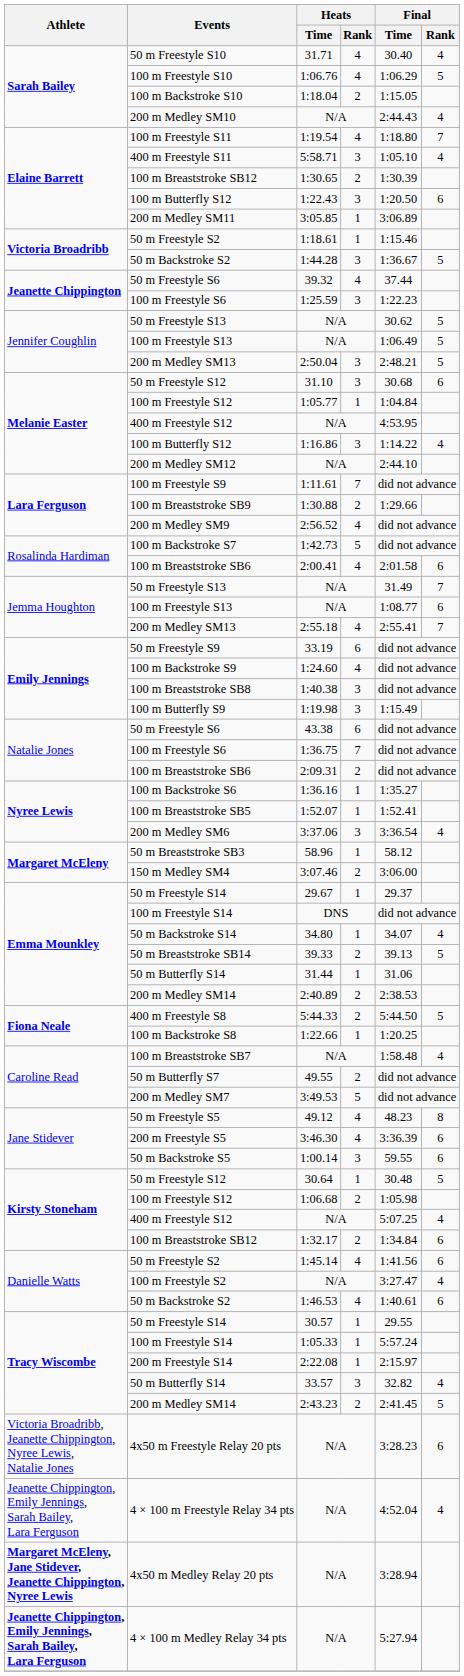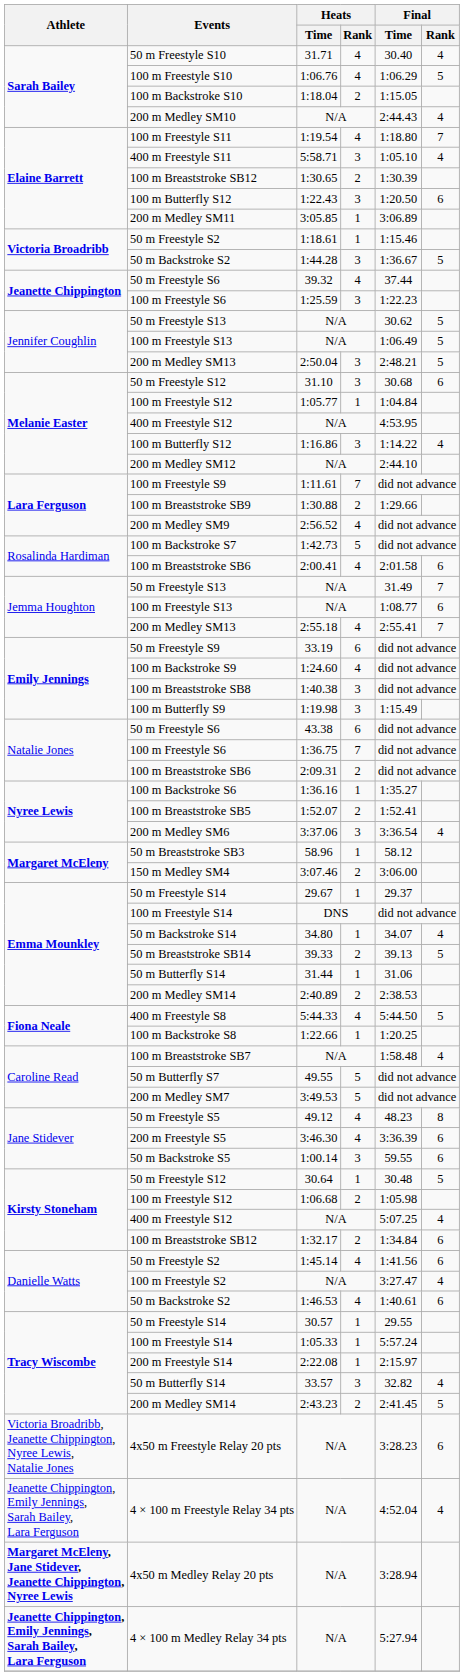(358, 811) 1 -> (358, 811) 2
(358, 1015) 2 -> (358, 1015) 4
(358, 1077) 2 -> (358, 1077) 5
